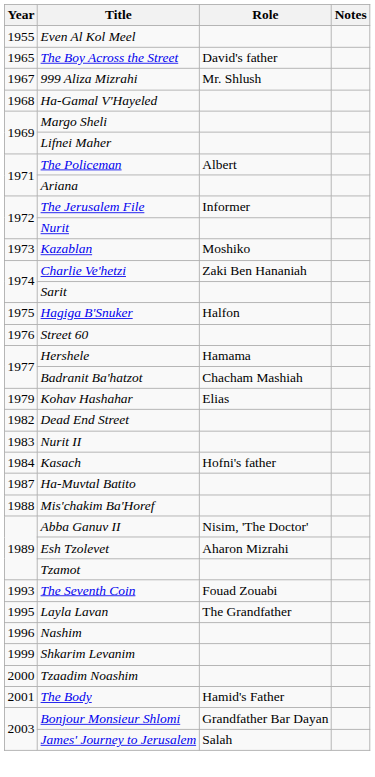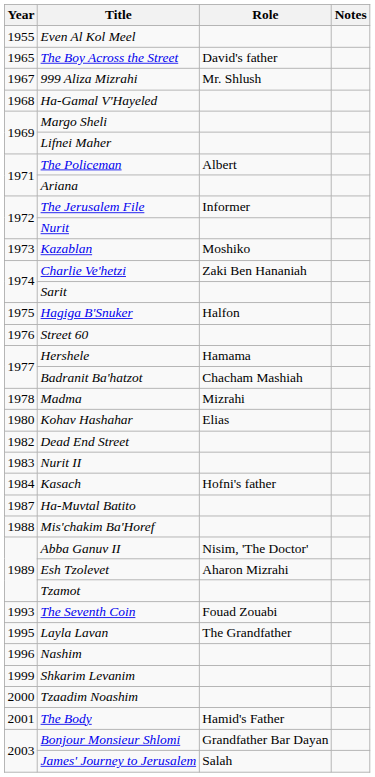+ row: (61, 398)
(21, 398) 1979 -> (21, 420) 1980
